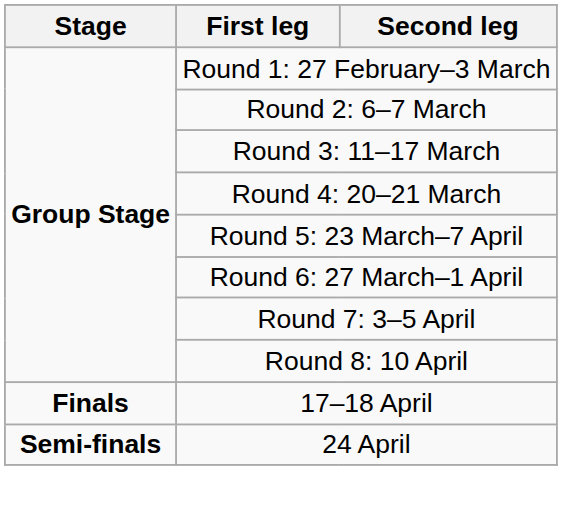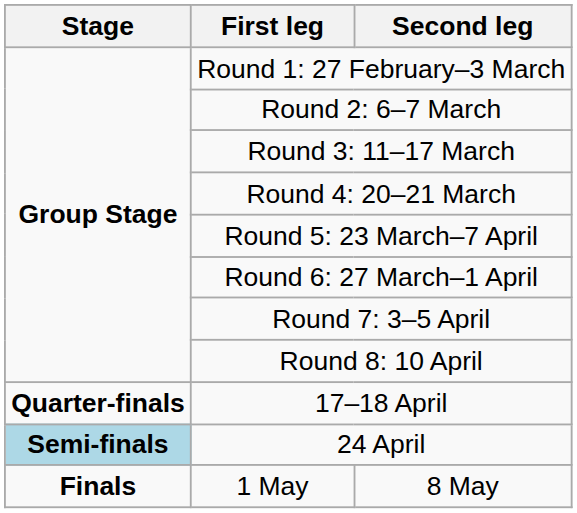(91, 403) Finals -> (98, 403) Quarter-finals
(91, 445) no background -> (98, 445) lightblue background
+ row: (273, 487)
